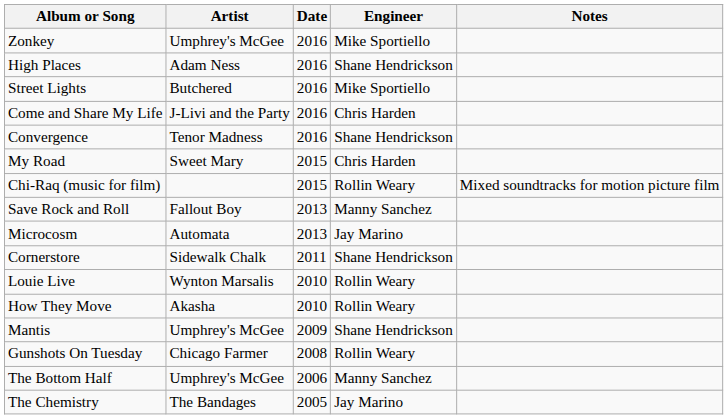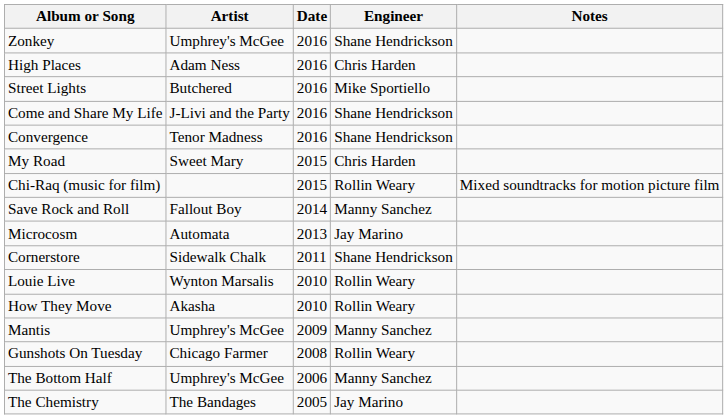(382, 40) Mike Sportiello -> (394, 40) Shane Hendrickson
(394, 64) Shane Hendrickson -> (375, 64) Chris Harden
(375, 112) Chris Harden -> (394, 112) Shane Hendrickson
(312, 209) 2013 -> (312, 209) 2014
(394, 329) Shane Hendrickson -> (383, 329) Manny Sanchez
